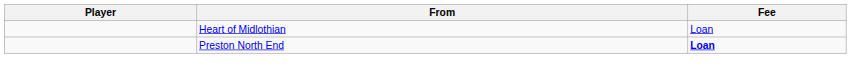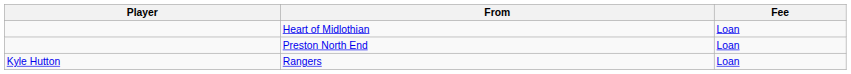(702, 45) bold -> (728, 45) normal
+ row: (302, 62)
